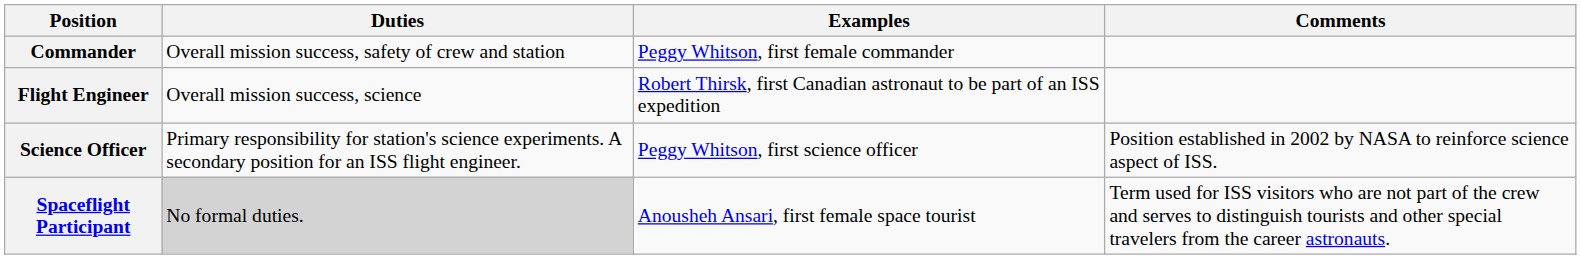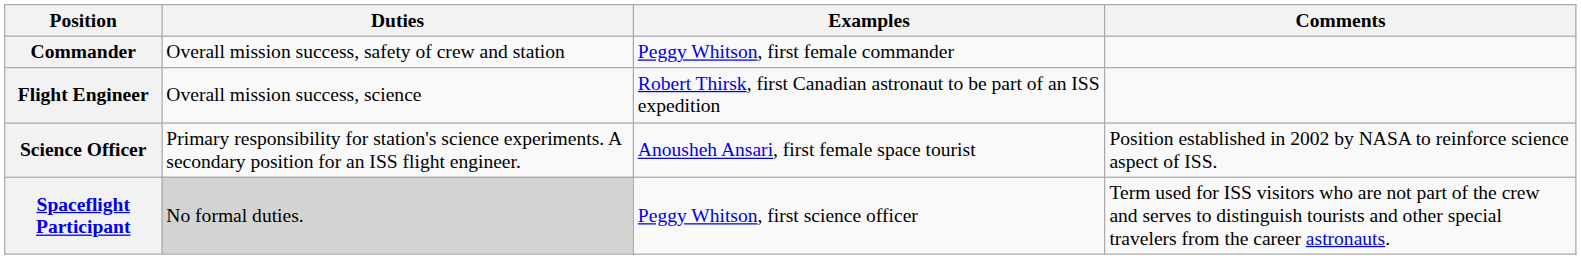(778, 149) Peggy Whitson, first science officer -> (807, 149) Anousheh Ansari, first female space tourist
(807, 214) Anousheh Ansari, first female space tourist -> (778, 214) Peggy Whitson, first science officer
